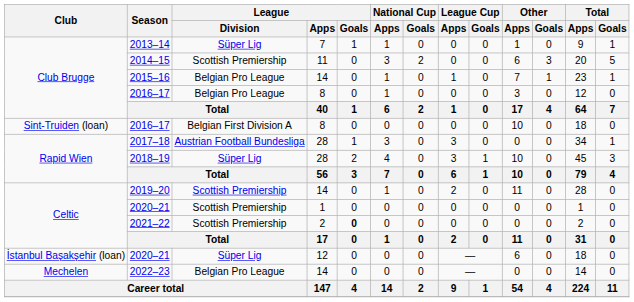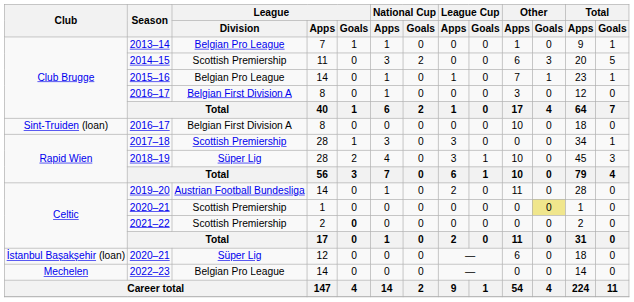(240, 45) Süper Lig -> (240, 45) Belgian Pro League
(240, 93) Belgian Pro League -> (240, 93) Belgian First Division A
(240, 142) Austrian Football Bundesliga -> (240, 142) Scottish Premiership
(240, 191) Scottish Premiership -> (240, 191) Austrian Football Bundesliga
(549, 207) no background -> (549, 207) khaki background
